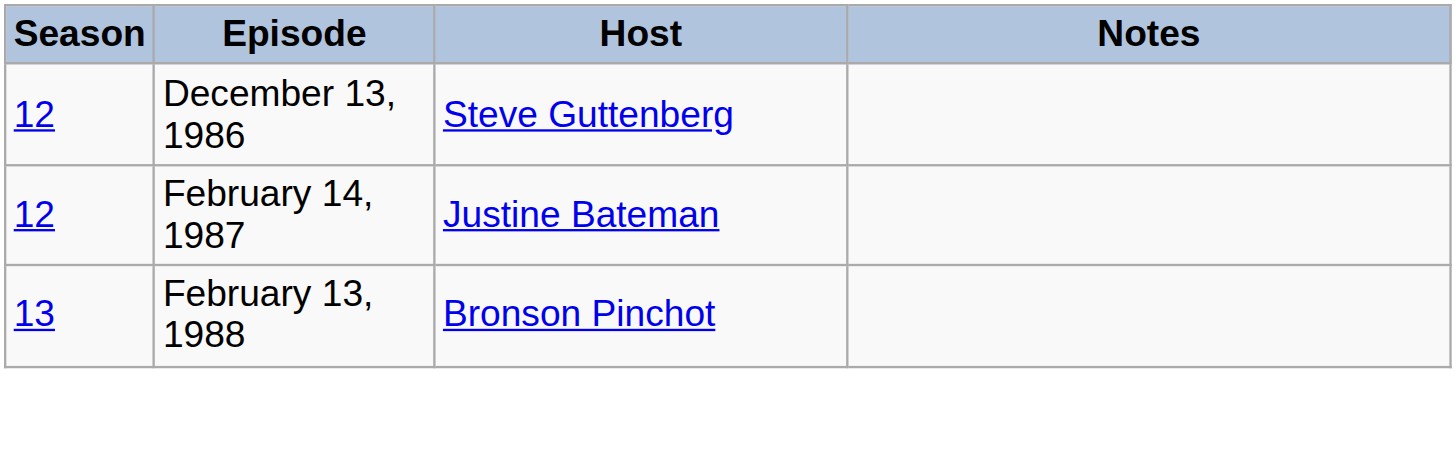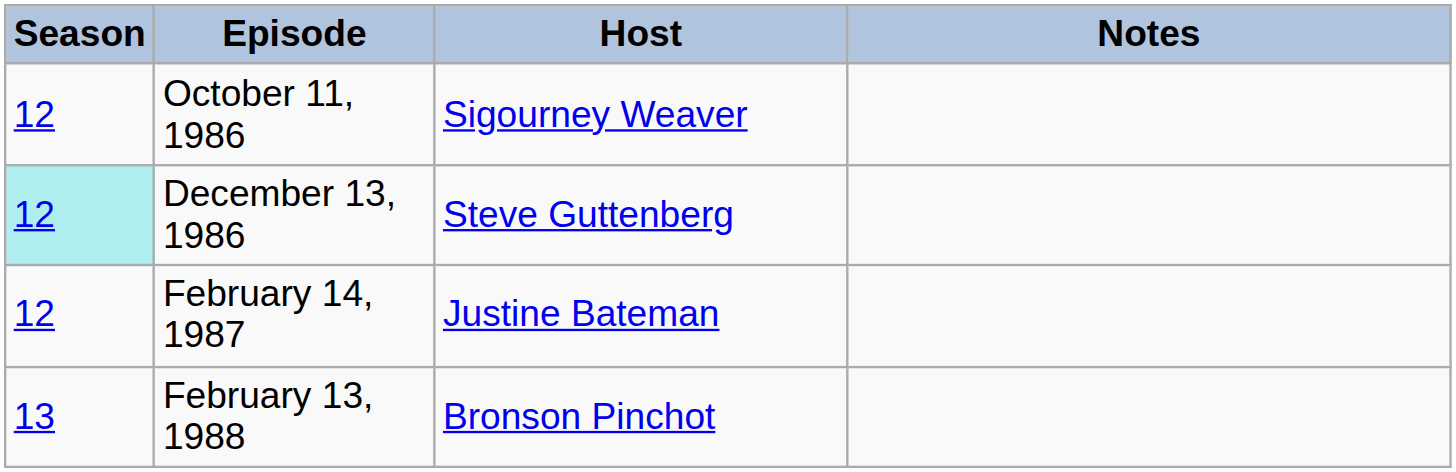+ row: (258, 113)
(34, 113) no background -> (34, 214) paleturquoise background
